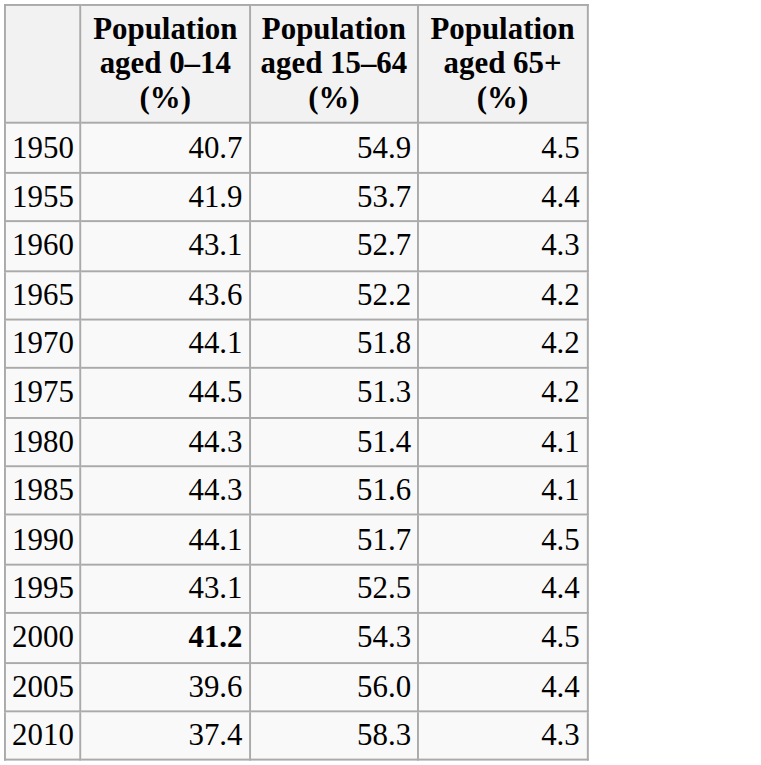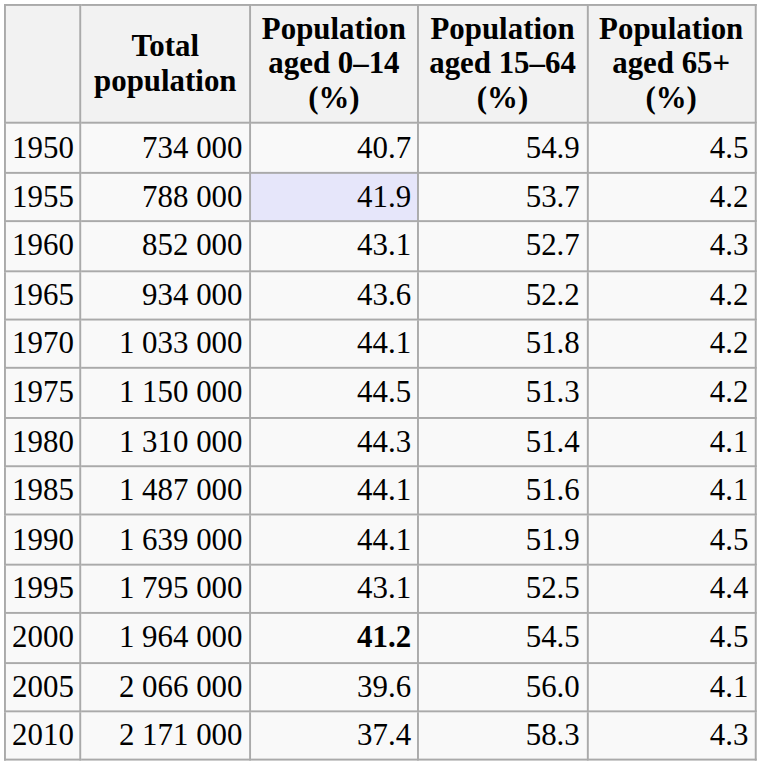+ column: (165, 63)
(215, 196) no background -> (384, 196) lavender background
(560, 196) 4.4 -> (729, 196) 4.2
(215, 490) 44.3 -> (384, 490) 44.1
(384, 539) 51.7 -> (553, 539) 51.9
(384, 637) 54.3 -> (553, 637) 54.5
(560, 686) 4.4 -> (729, 686) 4.1
